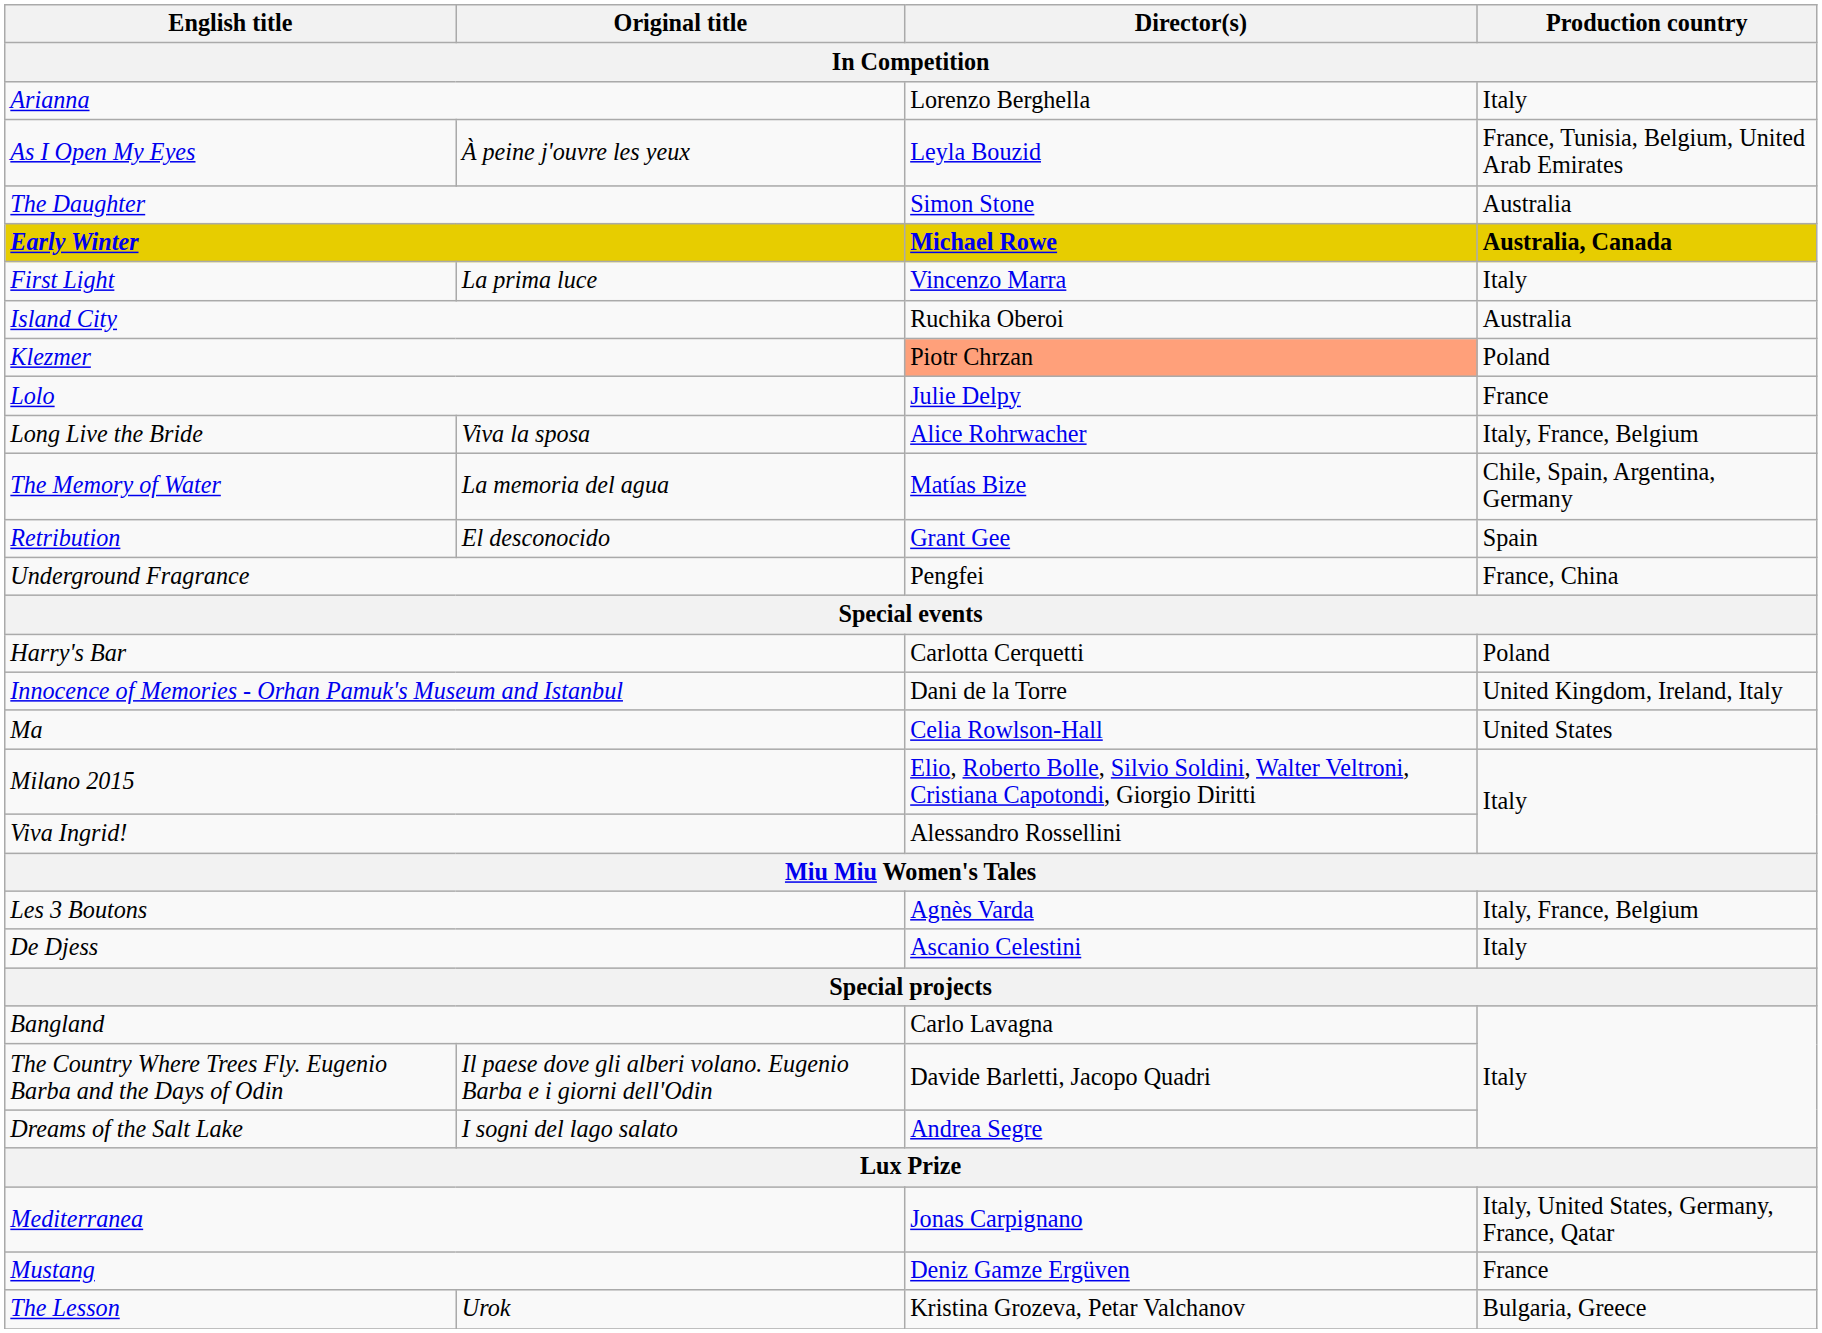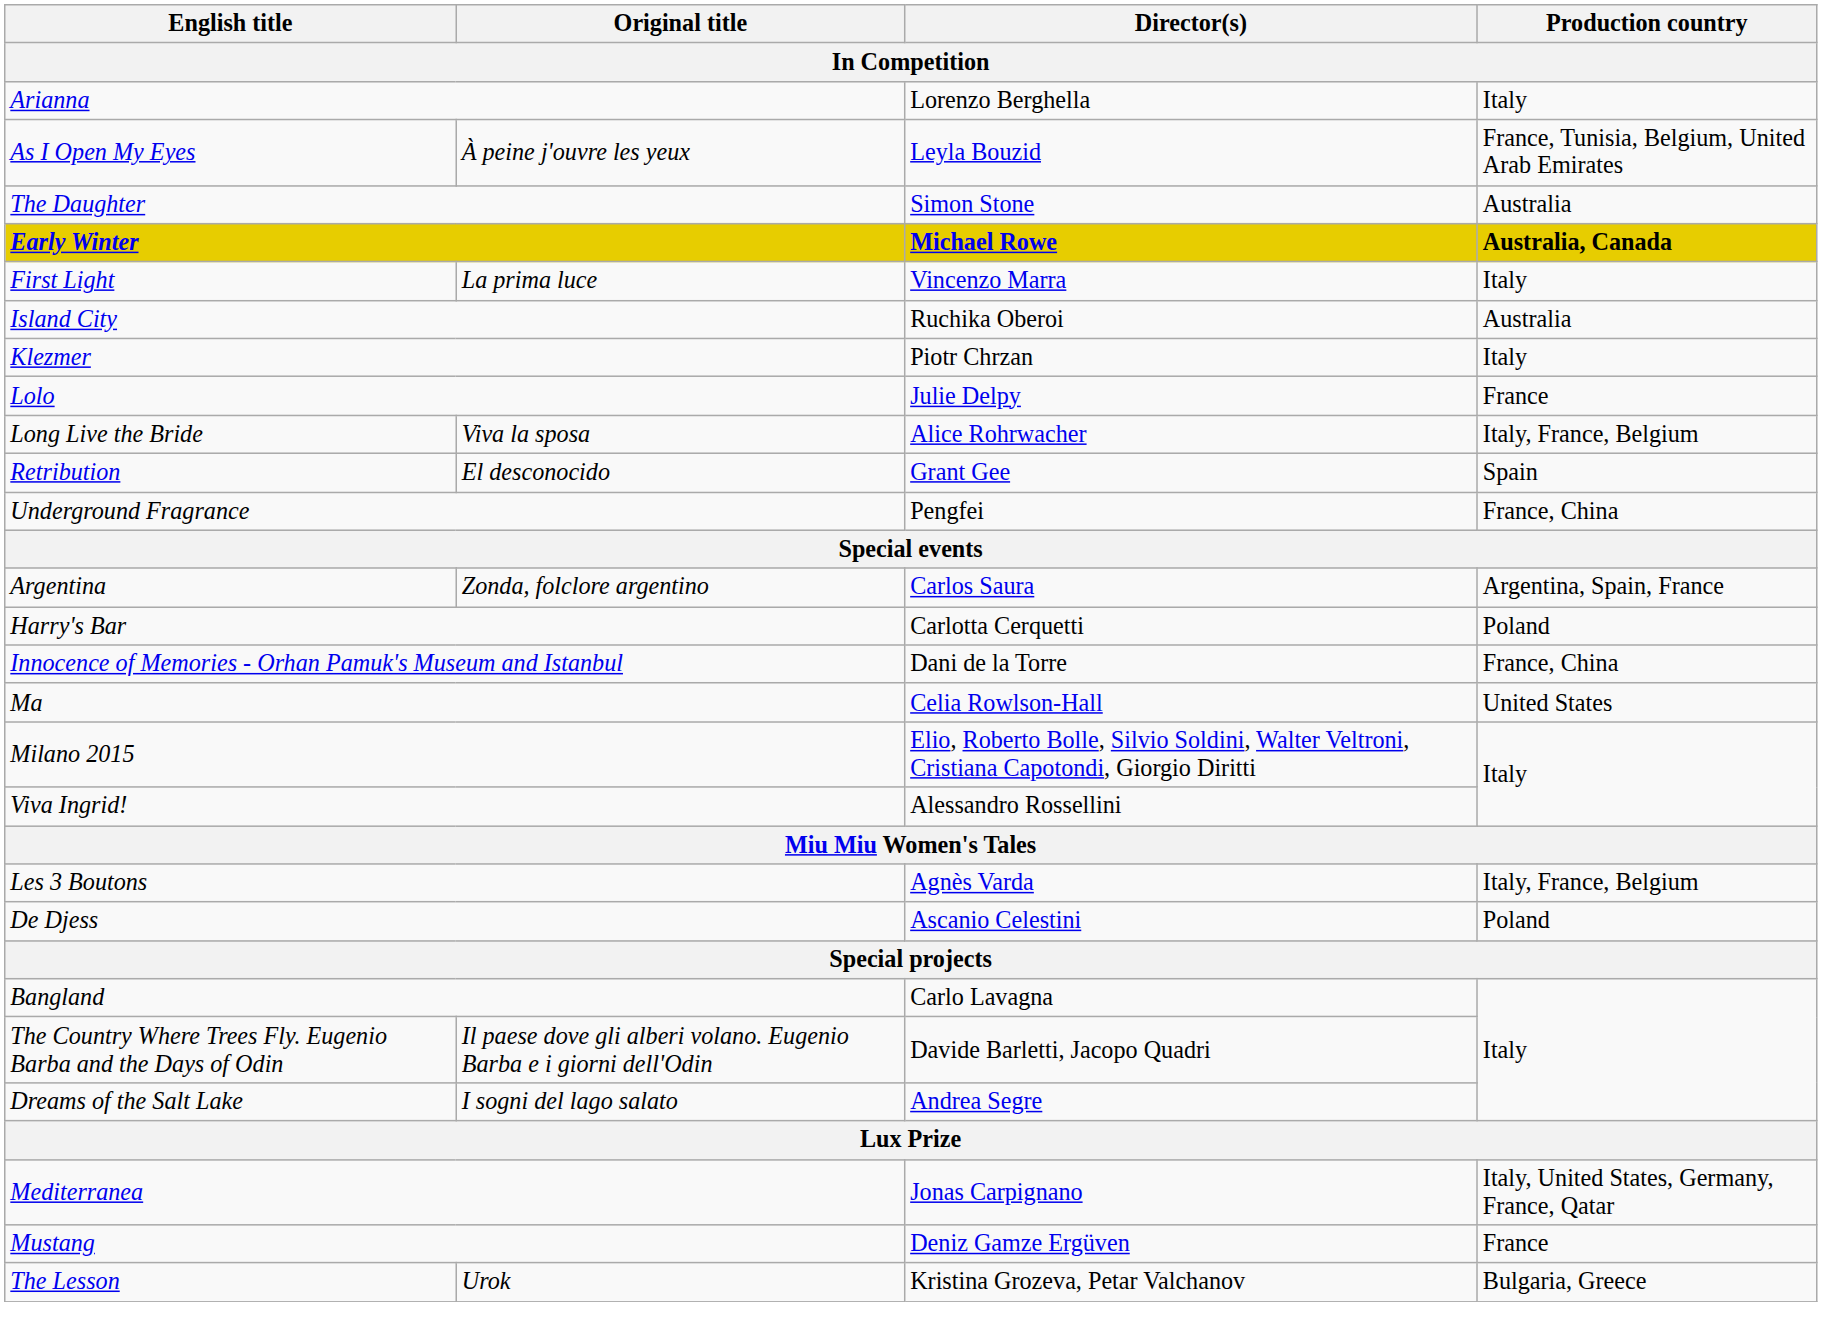(972, 357) lightsalmon background -> (972, 357) no background
(1516, 357) Poland -> (1505, 357) Italy
- row: (116, 485)
+ row: (58, 587)
(1633, 691) United Kingdom, Ireland, Italy -> (1551, 663) France, China
(1505, 948) Italy -> (1516, 920) Poland
